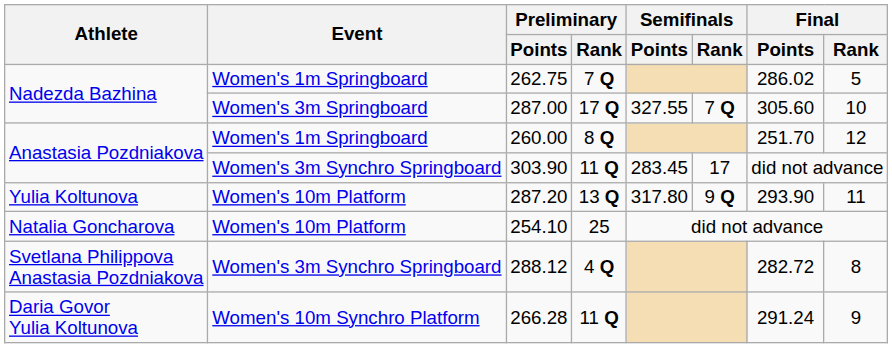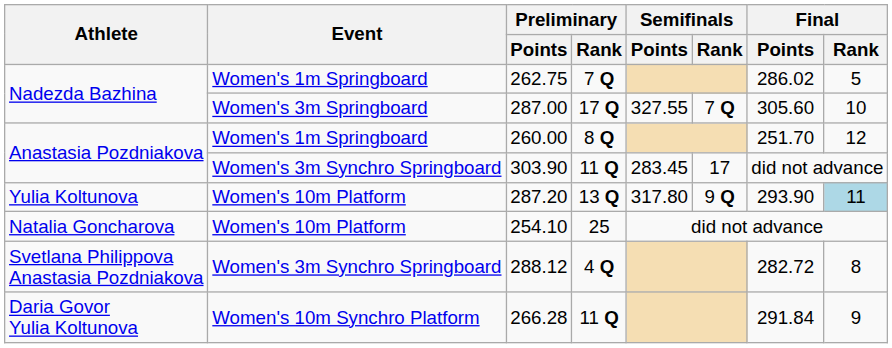(856, 197) no background -> (856, 197) lightblue background
(786, 317) 291.24 -> (786, 317) 291.84
